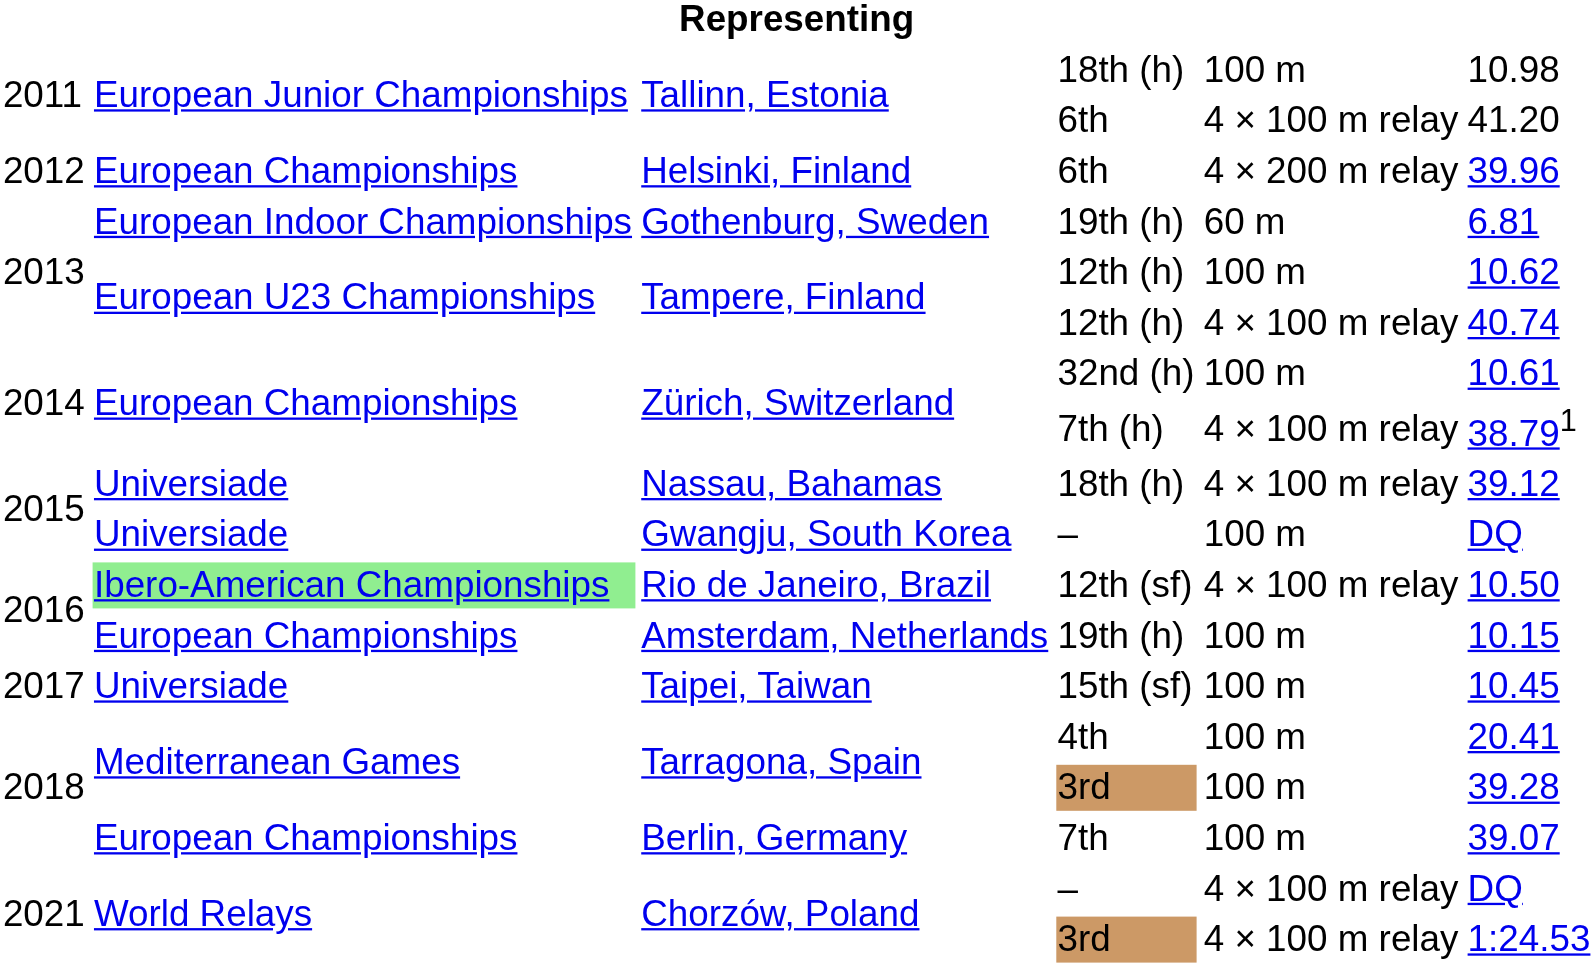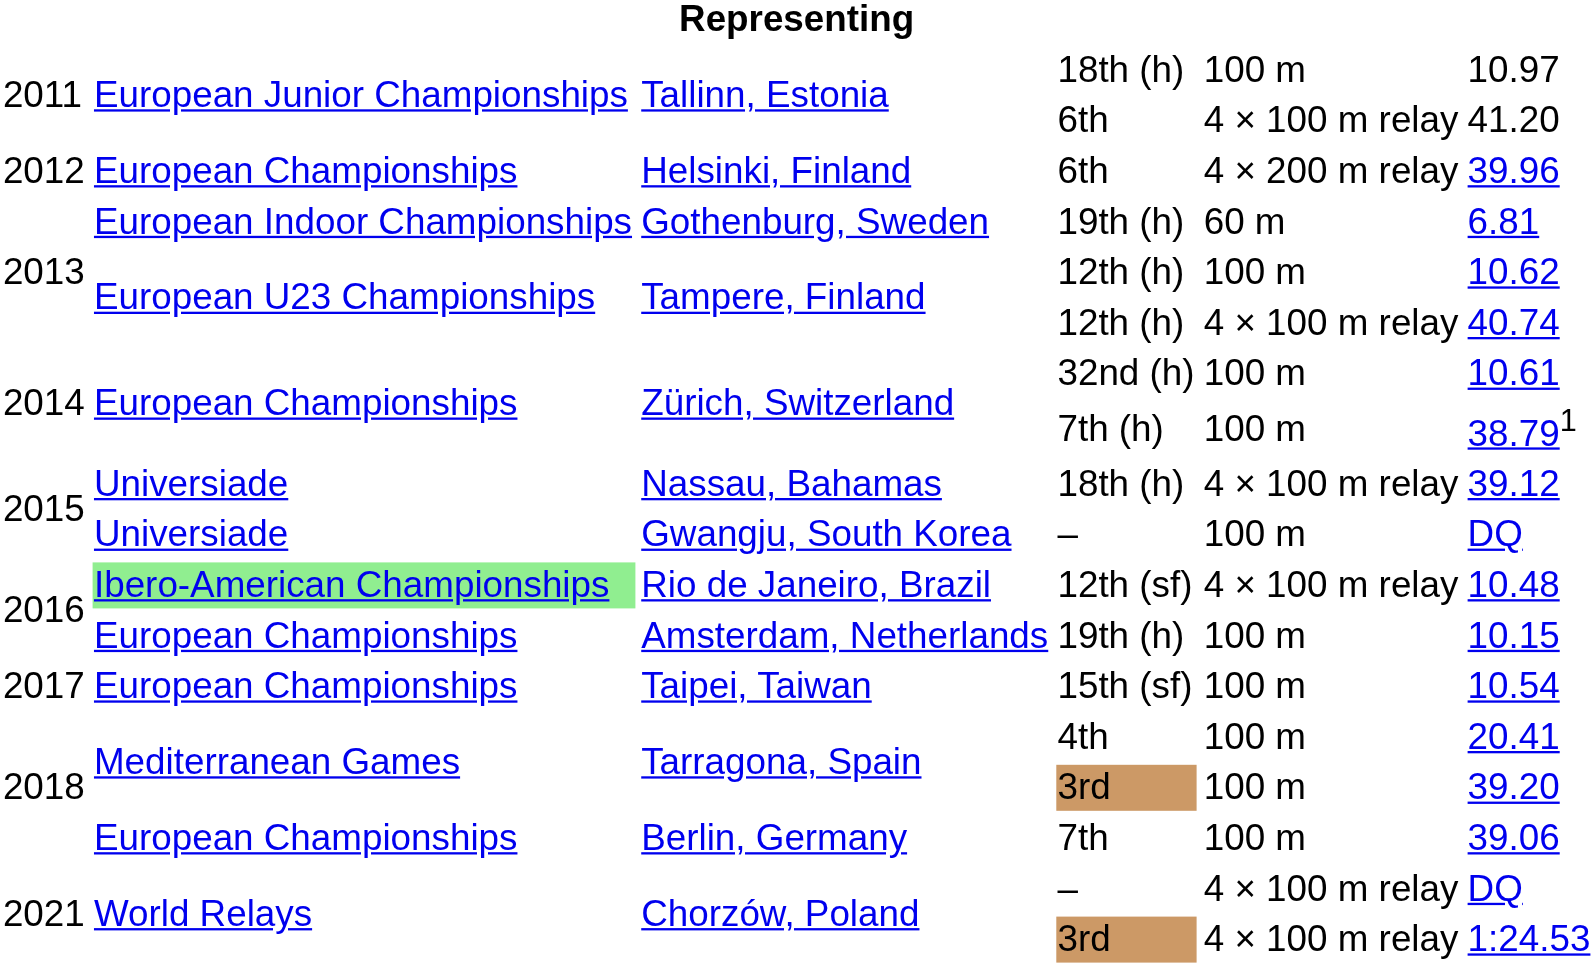(1514, 69) 10.98 -> (1514, 69) 10.97
(1331, 428) 4 × 100 m relay -> (1255, 428) 100 m
(1514, 585) 10.50 -> (1514, 585) 10.48
(191, 686) Universiade -> (306, 686) European Championships
(1514, 686) 10.45 -> (1514, 686) 10.54
(1514, 787) 39.28 -> (1514, 787) 39.20
(1514, 838) 39.07 -> (1514, 838) 39.06
